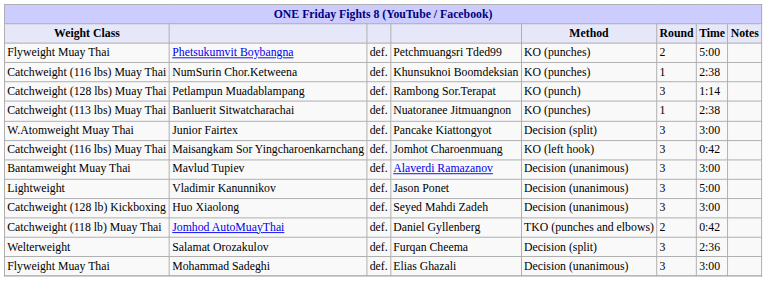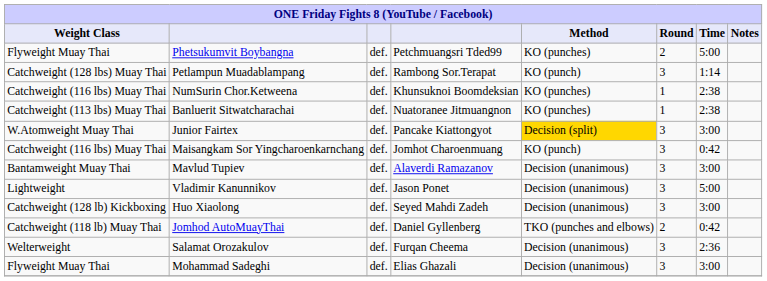rows swapped: (238, 91) <-> (235, 72)
(561, 130) no background -> (561, 130) gold background
(559, 149) KO (left hook) -> (552, 149) KO (punch)
(561, 246) Decision (split) -> (576, 246) Decision (unanimous)
